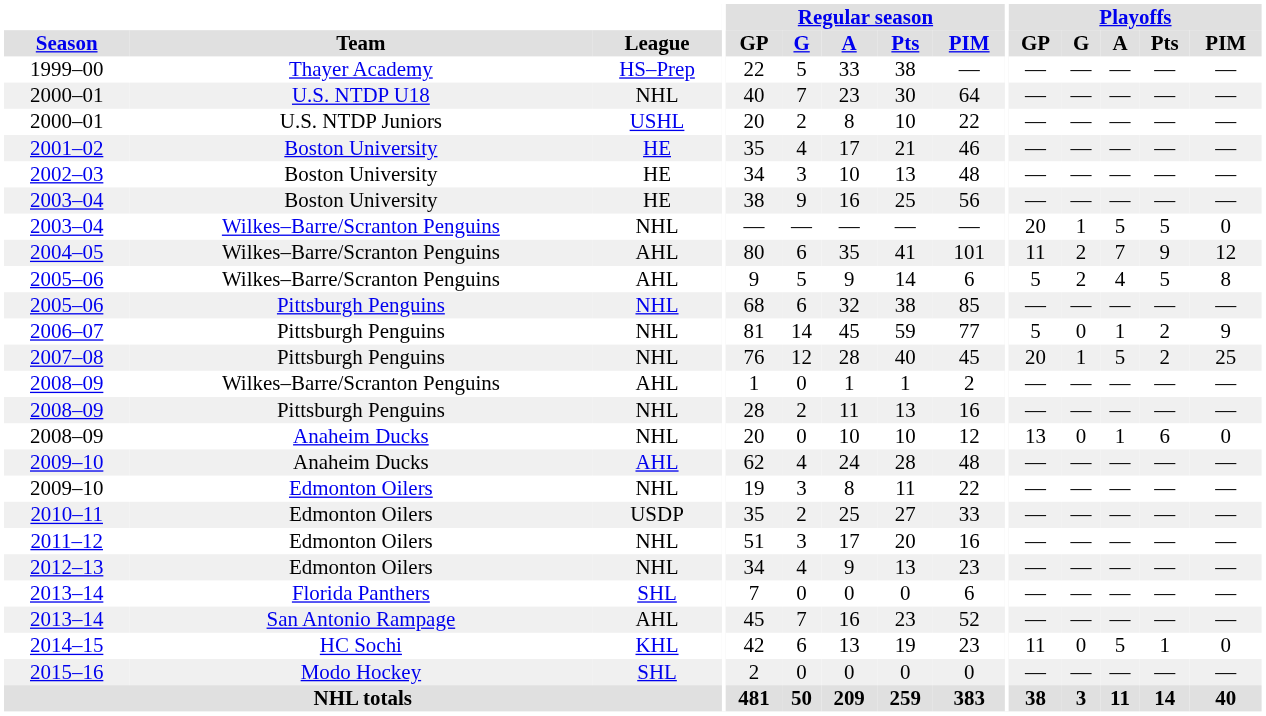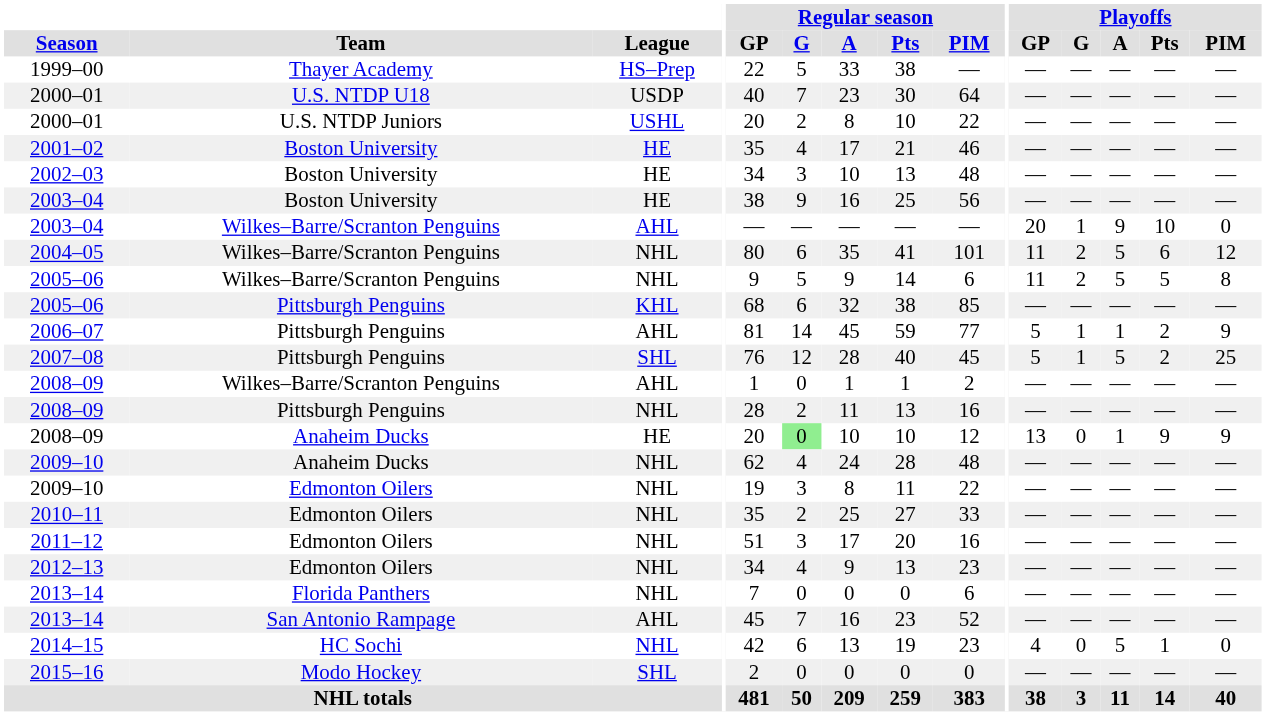(657, 95) NHL -> (657, 95) USDP
(657, 226) NHL -> (657, 226) AHL
(1120, 226) 5 -> (1120, 226) 9
(1165, 226) 5 -> (1165, 226) 10
(657, 252) AHL -> (657, 252) NHL
(1120, 252) 7 -> (1120, 252) 5
(1165, 252) 9 -> (1165, 252) 6
(657, 278) AHL -> (657, 278) NHL
(1035, 278) 5 -> (1035, 278) 11
(1120, 278) 4 -> (1120, 278) 5
(657, 305) NHL -> (657, 305) KHL
(657, 331) NHL -> (657, 331) AHL
(1081, 331) 0 -> (1081, 331) 1
(657, 357) NHL -> (657, 357) SHL
(1035, 357) 20 -> (1035, 357) 5
(657, 436) NHL -> (657, 436) HE
(802, 436) no background -> (802, 436) lightgreen background
(1165, 436) 6 -> (1165, 436) 9
(1226, 436) 0 -> (1226, 436) 9
(657, 462) AHL -> (657, 462) NHL
(657, 514) USDP -> (657, 514) NHL
(657, 593) SHL -> (657, 593) NHL
(657, 645) KHL -> (657, 645) NHL
(1035, 645) 11 -> (1035, 645) 4
